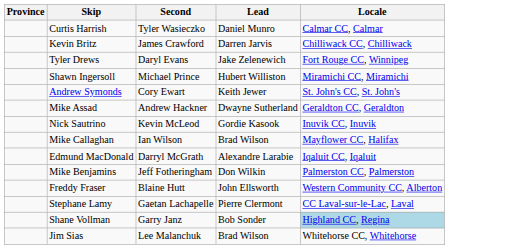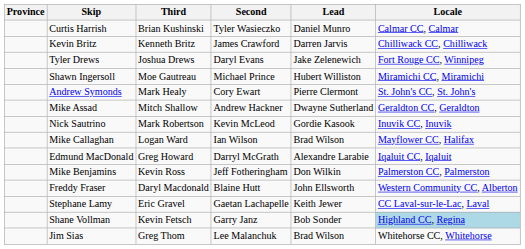+ column: (173, 12)
(242, 92) Keith Jewer -> (326, 92) Pierre Clermont
(250, 204) Pierre Clermont -> (318, 204) Keith Jewer
